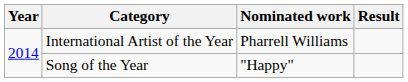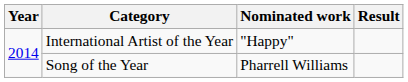(294, 41) Pharrell Williams -> (267, 41) "Happy"
(267, 65) "Happy" -> (294, 65) Pharrell Williams
